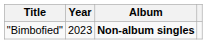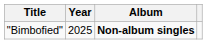(80, 30) 2023 -> (80, 30) 2025
